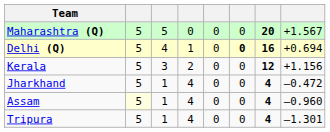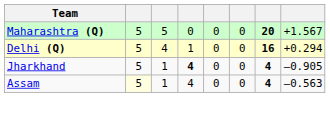(242, 48) bold -> (242, 48) normal
(303, 48) +0.694 -> (303, 48) +0.294
- row: (26, 66)
(190, 84) normal -> (190, 66) bold
(303, 84) –0.472 -> (303, 66) –0.905
(303, 101) –0.960 -> (303, 84) –0.563
- row: (30, 119)
